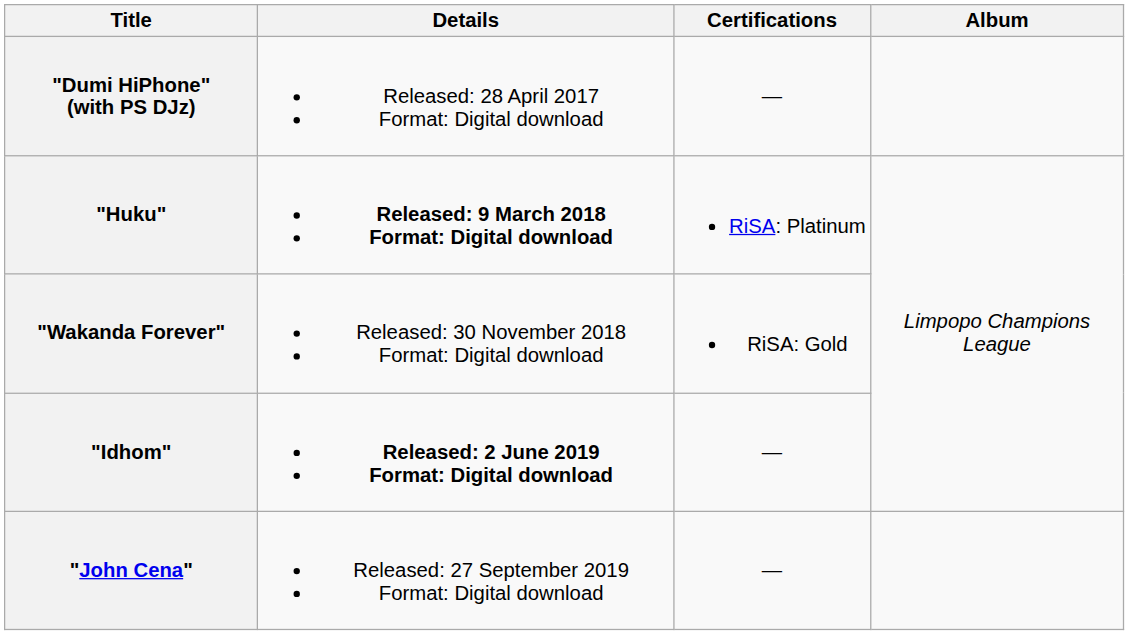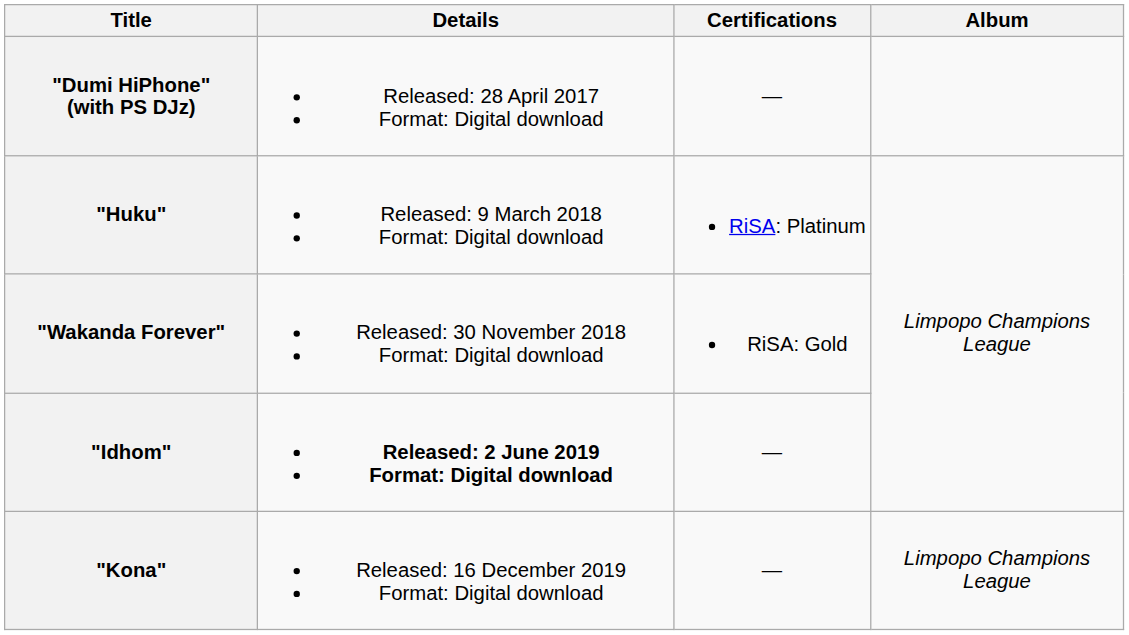(466, 226) bold -> (466, 226) normal
- row: (131, 570)
+ row: (131, 570)
